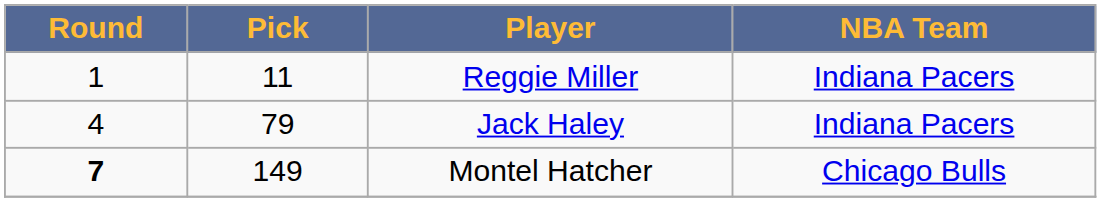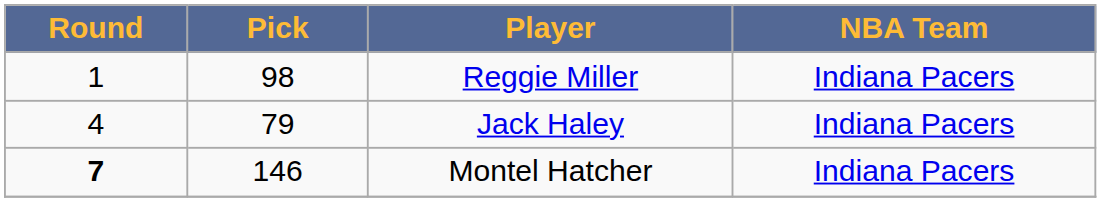(278, 76) 11 -> (278, 76) 98
(278, 171) 149 -> (278, 171) 146
(914, 171) Chicago Bulls -> (914, 171) Indiana Pacers
